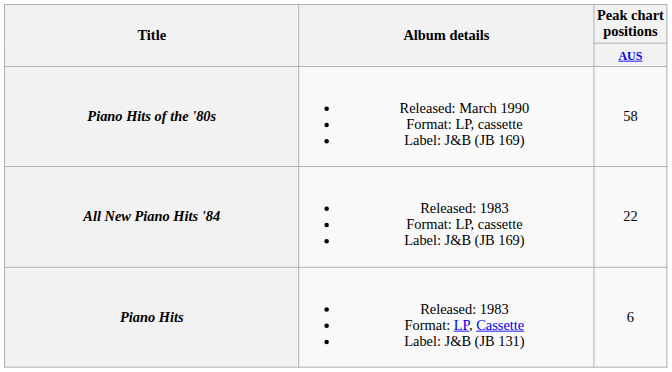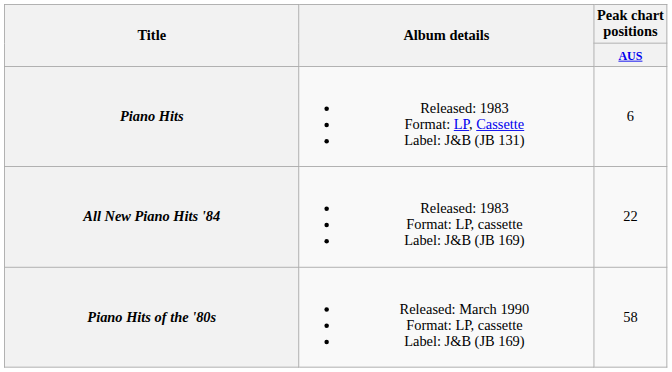rows swapped: (152, 316) <-> (152, 116)
